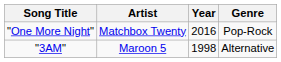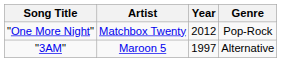(204, 31) 2016 -> (204, 31) 2012
(204, 48) 1998 -> (204, 48) 1997
